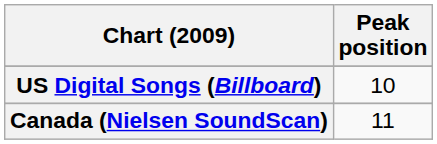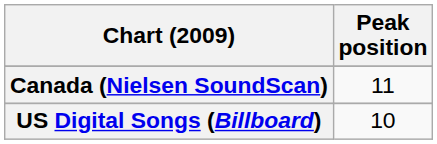rows swapped: (169, 120) <-> (169, 84)
